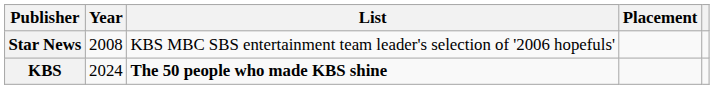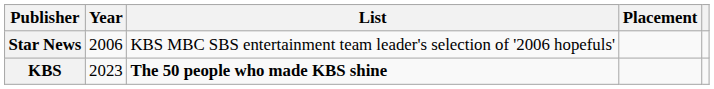(106, 44) 2008 -> (106, 44) 2006
(106, 71) 2024 -> (106, 71) 2023
